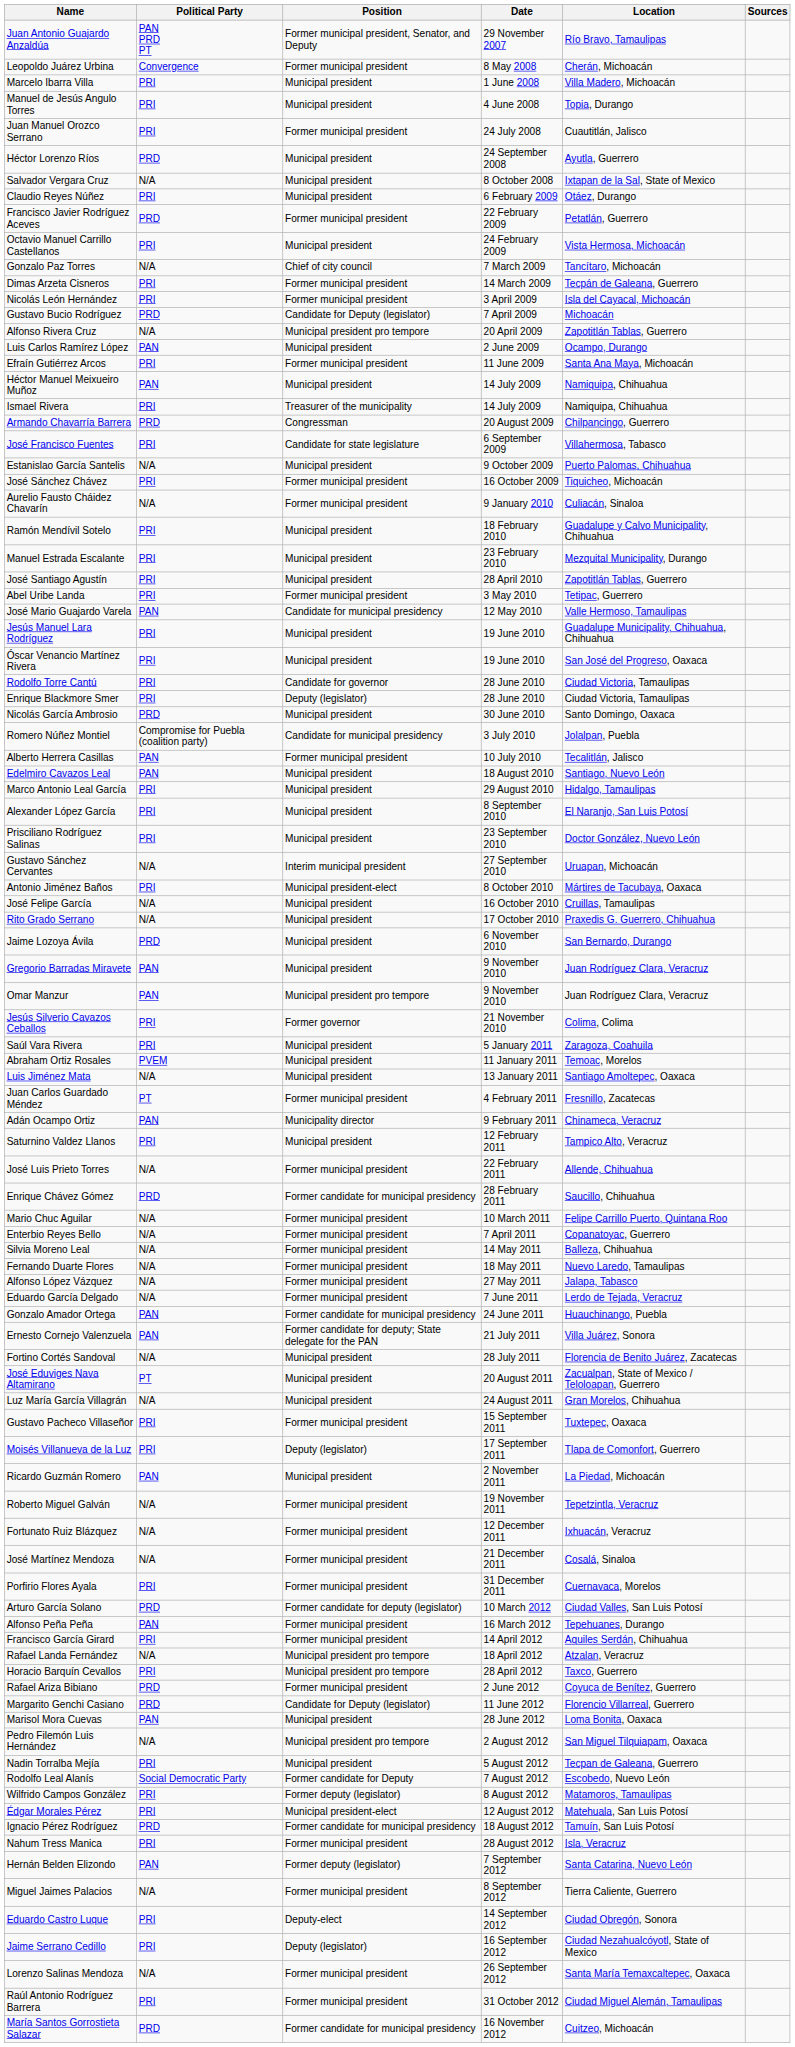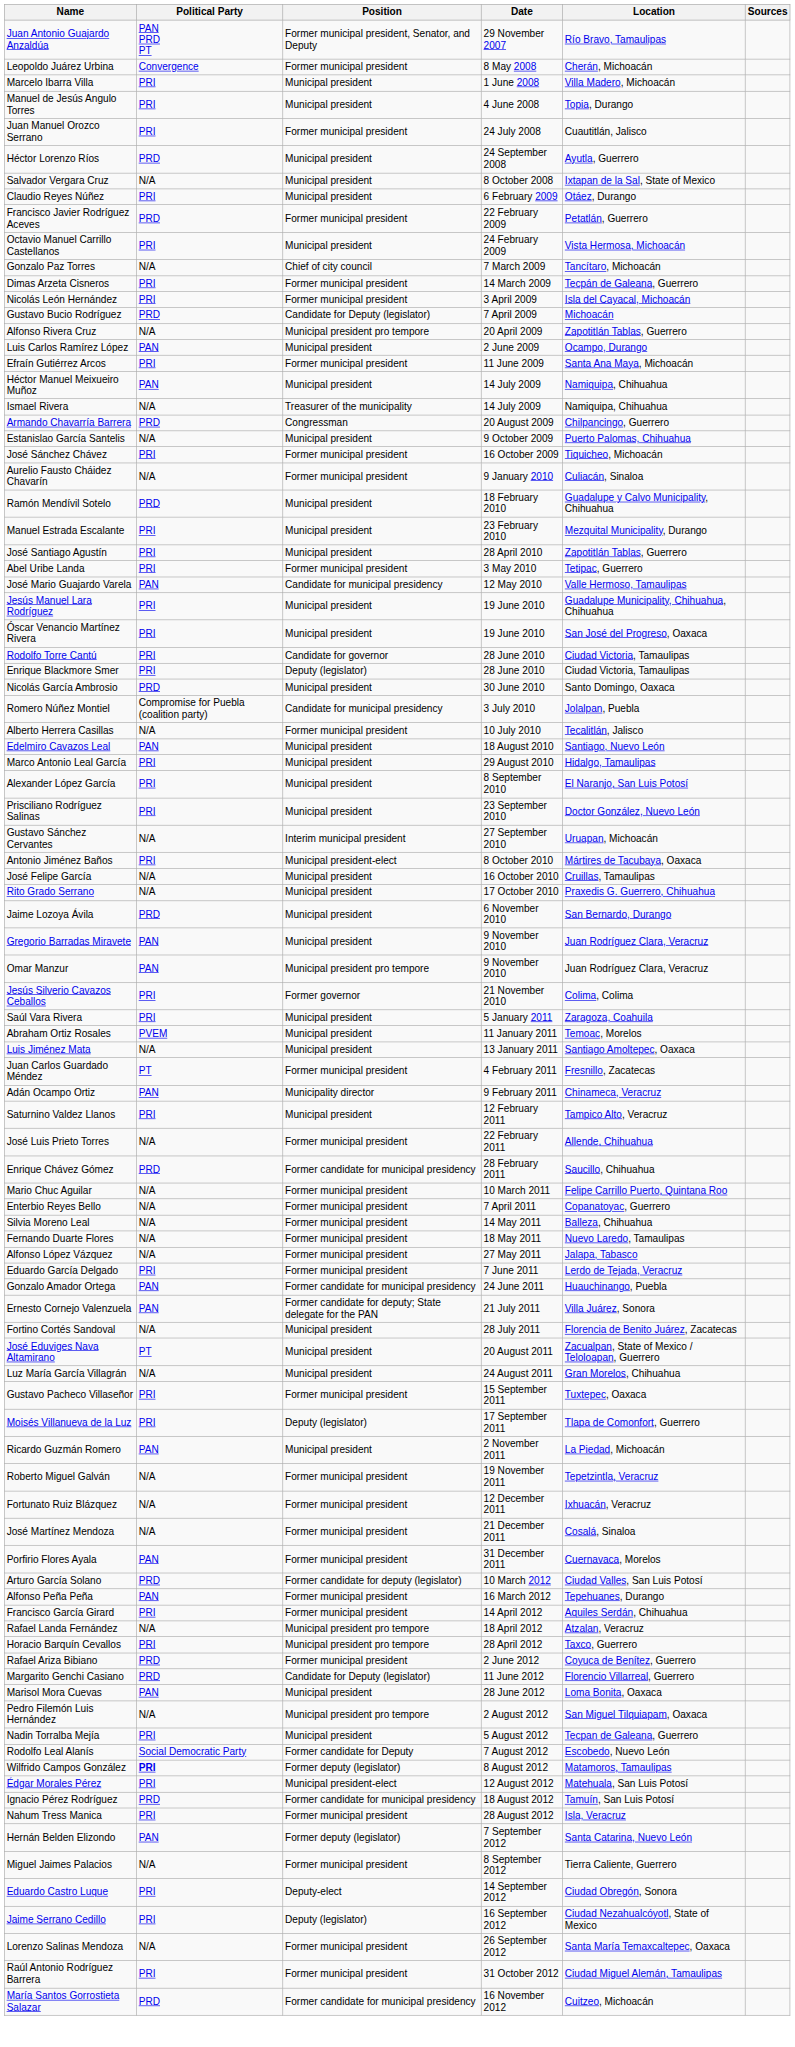(147, 406) PRI -> (147, 406) N/A
- row: (60, 444)
(147, 531) PRI -> (149, 503) PRD
(149, 758) PAN -> (147, 730) N/A
(147, 1298) N/A -> (147, 1271) PRI
(147, 1586) PRI -> (149, 1559) PAN
(147, 1795) normal -> (147, 1768) bold
